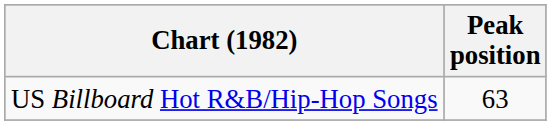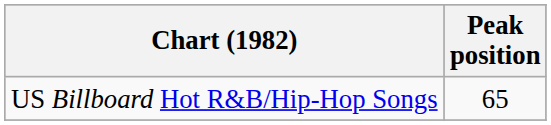(495, 98) 63 -> (495, 98) 65
